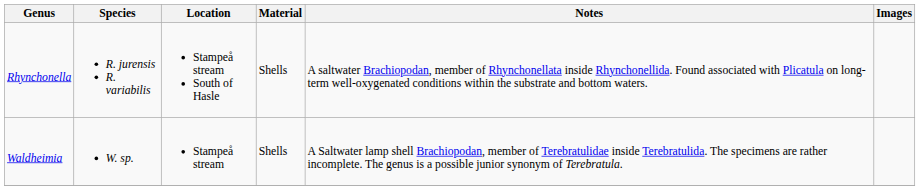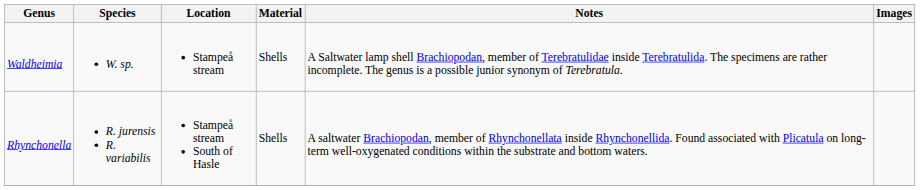rows swapped: (39, 76) <-> (35, 158)
